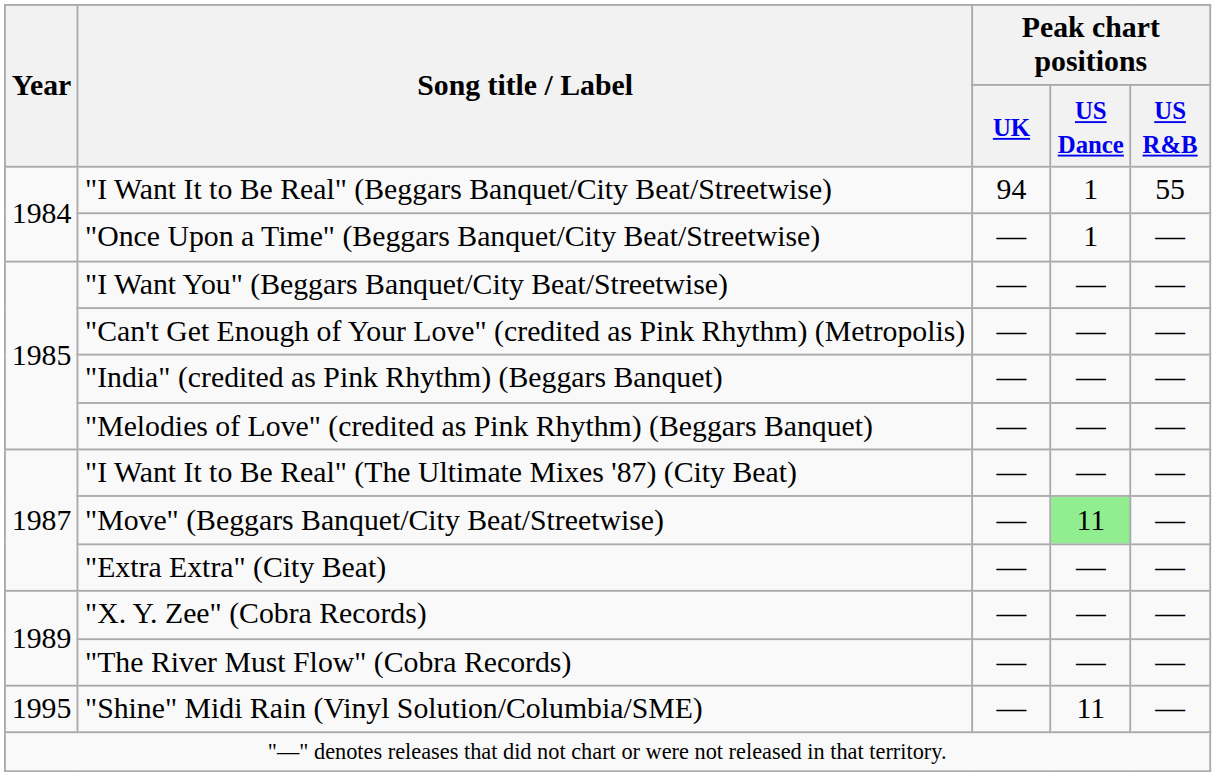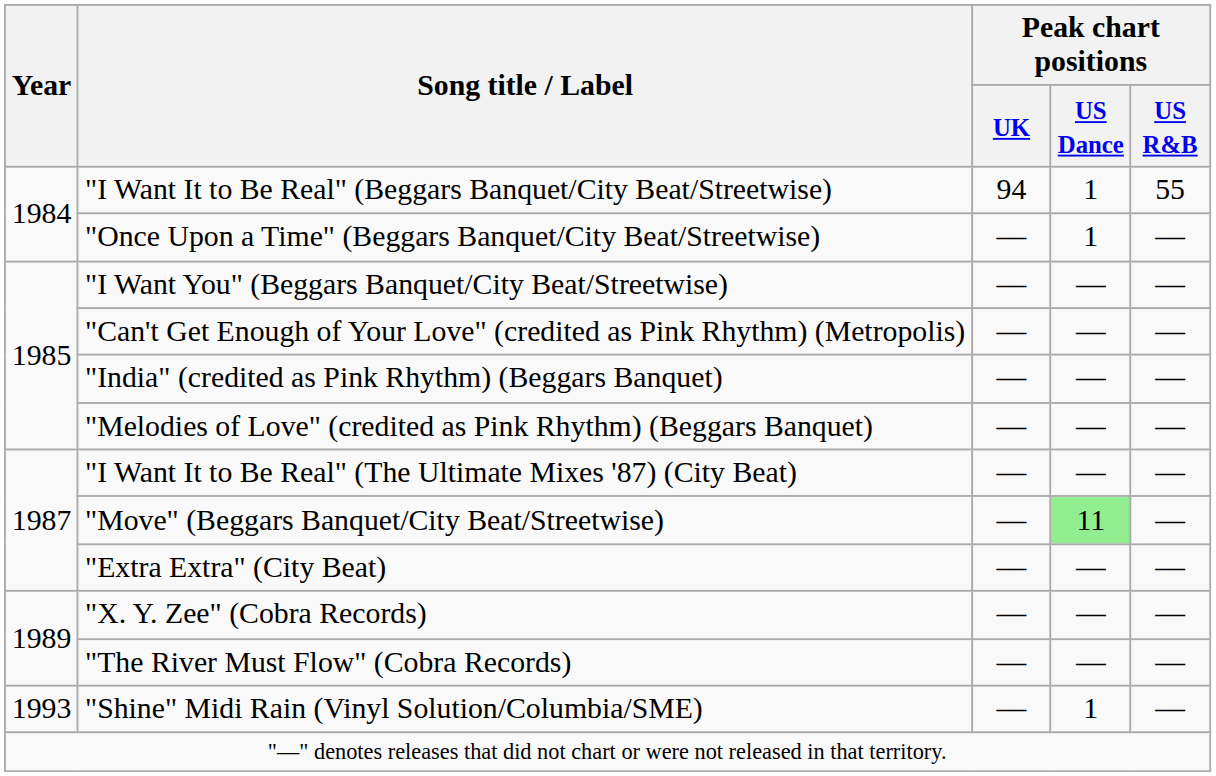(42, 708) 1995 -> (42, 708) 1993
(1091, 708) 11 -> (1091, 708) 1
